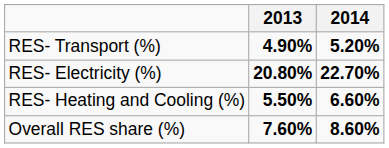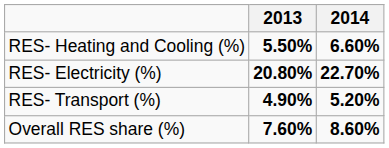rows swapped: (127, 101) <-> (85, 45)
